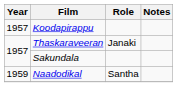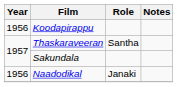(17, 27) 1957 -> (17, 27) 1956
(122, 43) Janaki -> (123, 43) Santha
(17, 74) 1959 -> (17, 74) 1956
(123, 74) Santha -> (122, 74) Janaki
